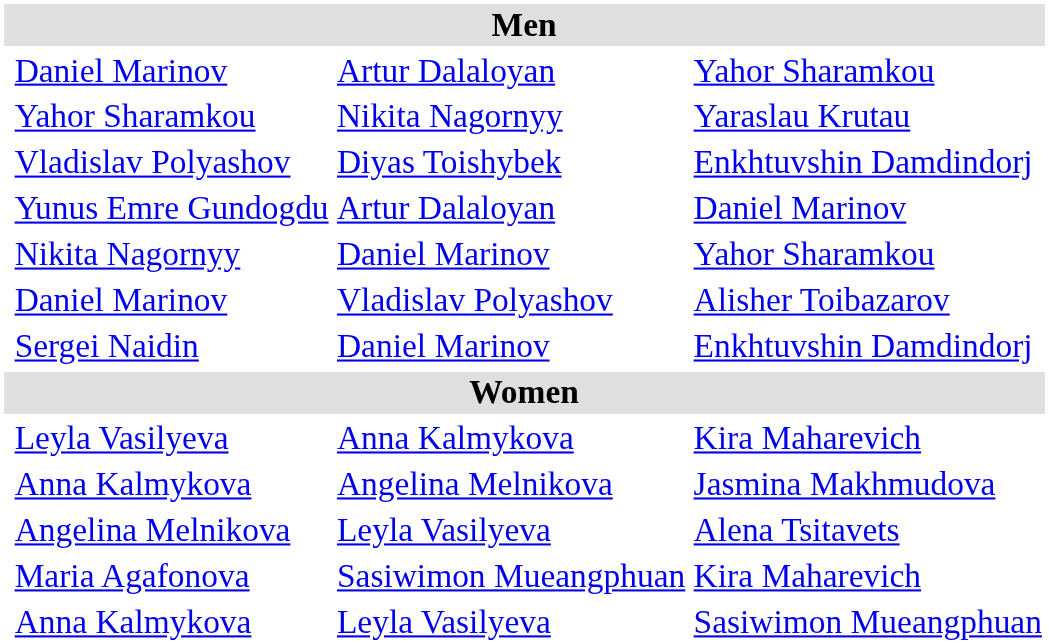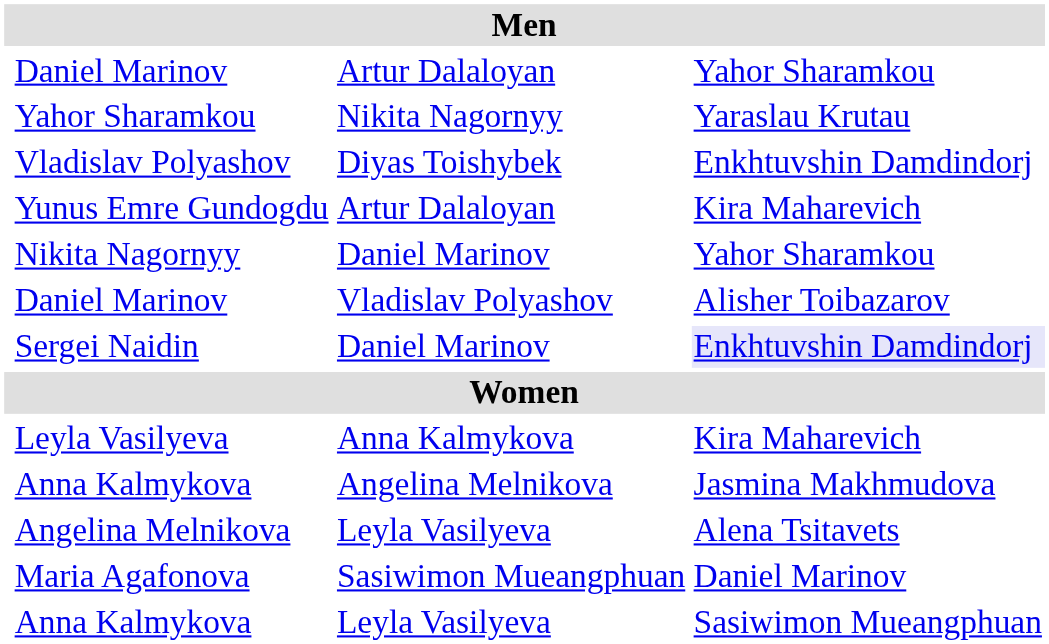(800, 208) Daniel Marinov -> (807, 208) Kira Maharevich
(863, 346) no background -> (863, 346) lavender background
(807, 576) Kira Maharevich -> (800, 576) Daniel Marinov
